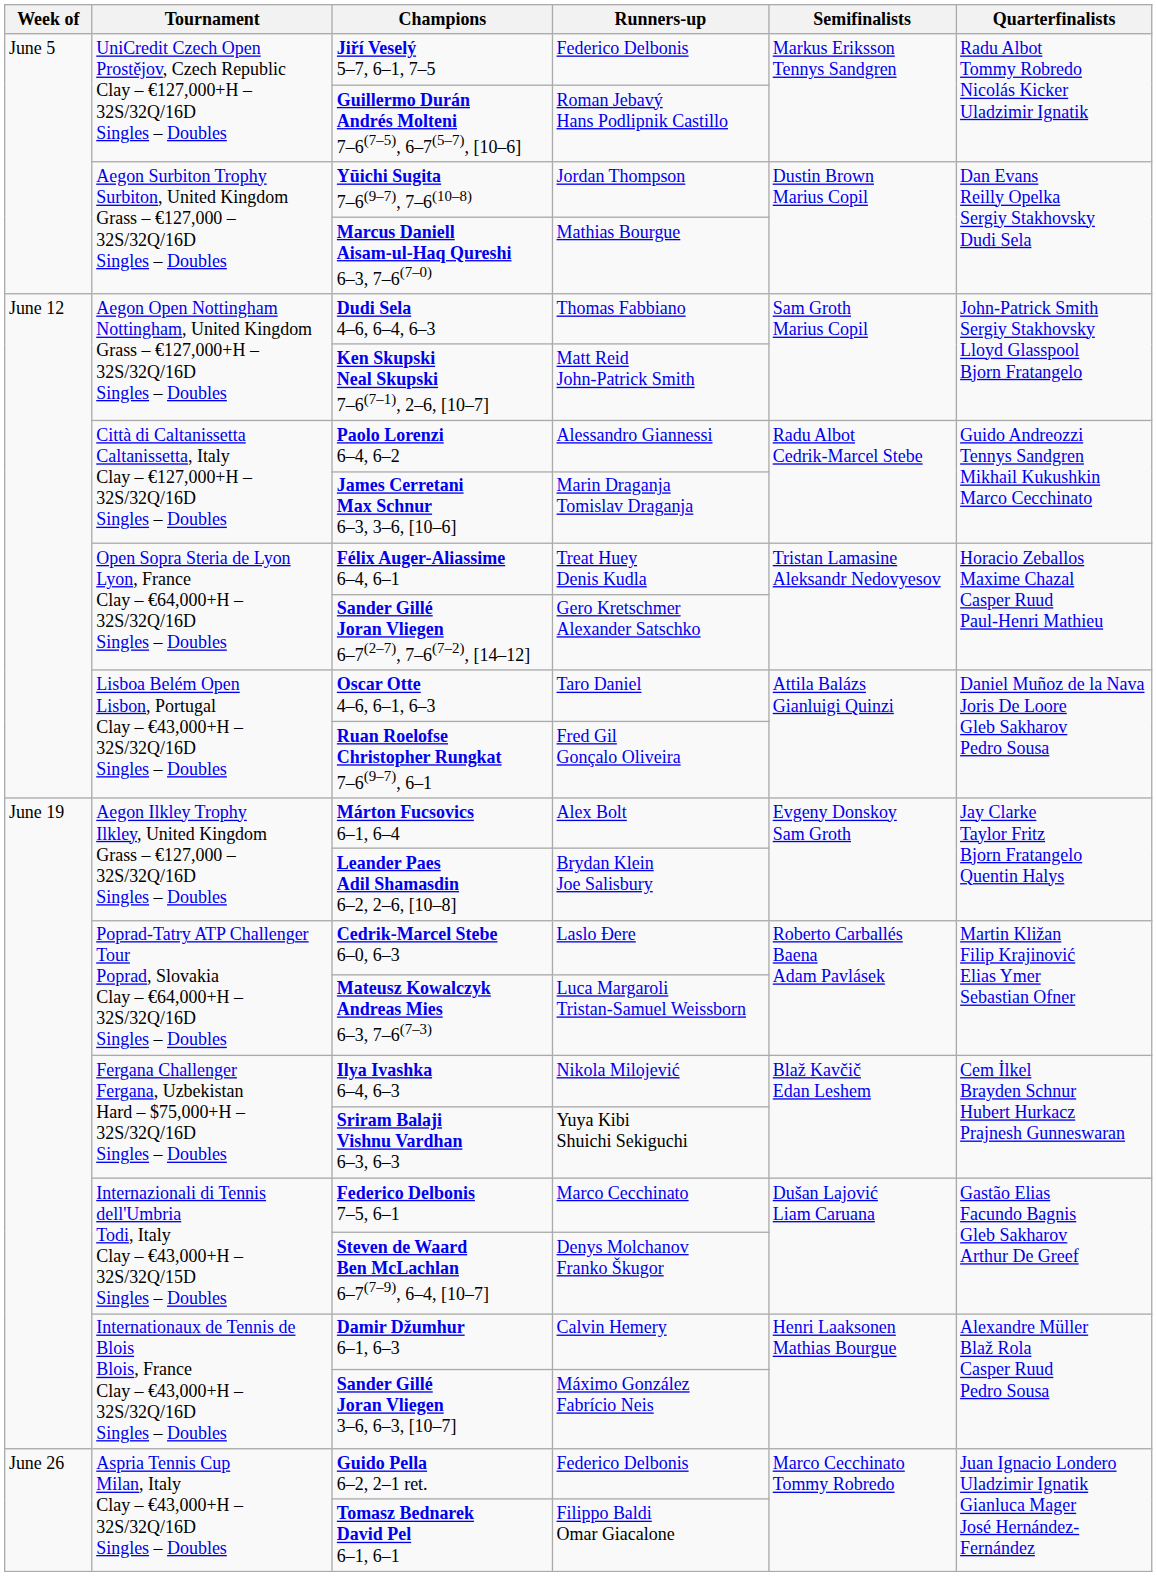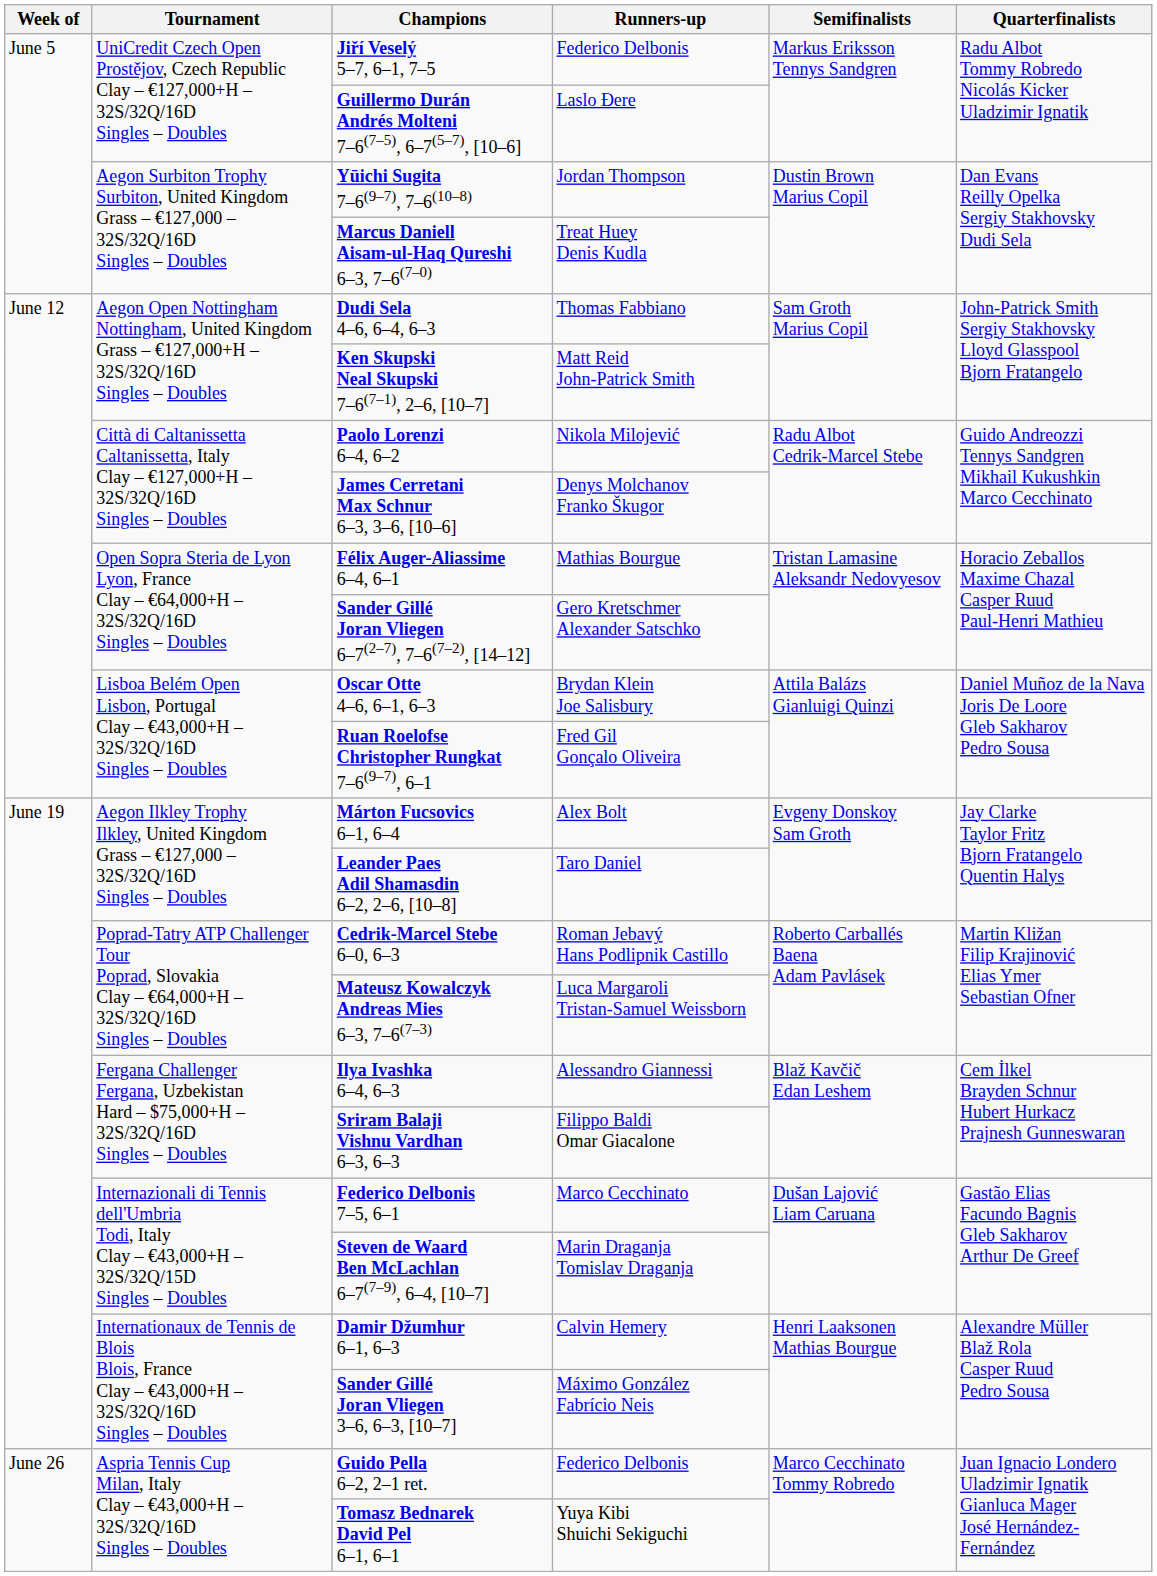(642, 109) Roman Jebavý Hans Podlipnik Castillo -> (596, 99) Laslo Đere
(618, 231) Mathias Bourgue -> (602, 241) Treat Huey Denis Kudla
(635, 434) Alessandro Giannessi -> (618, 434) Nikola Milojević
(625, 496) Marin Draganja Tomislav Draganja -> (623, 496) Denys Molchanov Franko Škugor
(602, 568) Treat Huey Denis Kudla -> (618, 557) Mathias Bourgue
(599, 684) Taro Daniel -> (605, 695) Brydan Klein Joe Salisbury
(605, 873) Brydan Klein Joe Salisbury -> (599, 862) Taro Daniel
(596, 934) Laslo Đere -> (642, 945) Roman Jebavý Hans Podlipnik Castillo
(618, 1069) Nikola Milojević -> (635, 1069) Alessandro Giannessi
(622, 1131) Yuya Kibi Shuichi Sekiguchi -> (616, 1131) Filippo Baldi Omar Giacalone
(623, 1256) Denys Molchanov Franko Škugor -> (625, 1256) Marin Draganja Tomislav Draganja
(616, 1524) Filippo Baldi Omar Giacalone -> (622, 1524) Yuya Kibi Shuichi Sekiguchi
